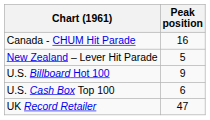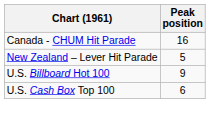- row: (52, 106)
